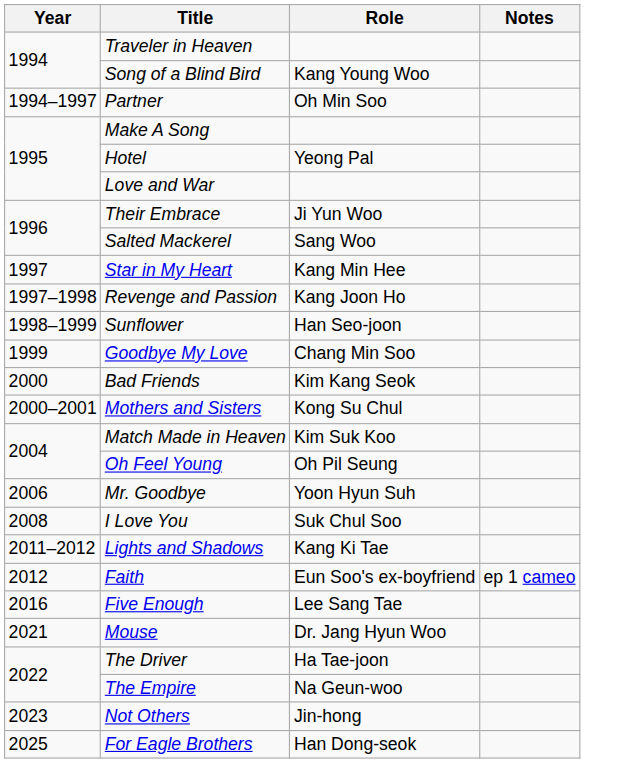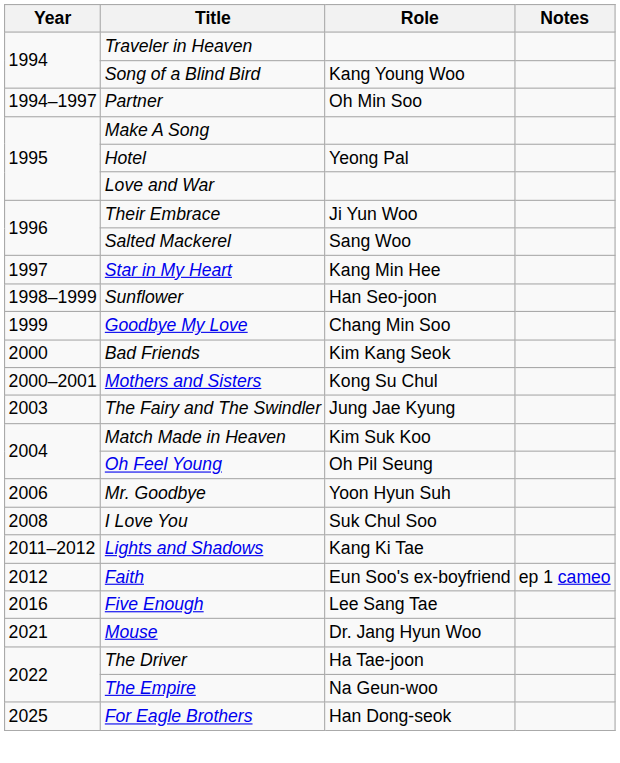- row: (191, 297)
+ row: (213, 409)
- row: (147, 716)
